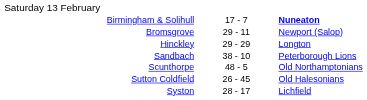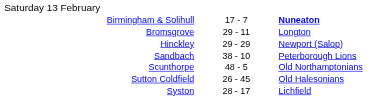(311, 32) Newport (Salop) -> (295, 32) Longton
(295, 44) Longton -> (311, 44) Newport (Salop)
